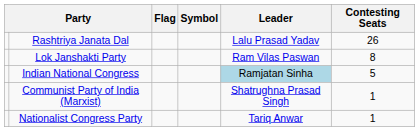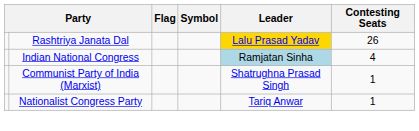(276, 40) no background -> (276, 40) gold background
- row: (81, 57)
(373, 73) 5 -> (373, 57) 4
